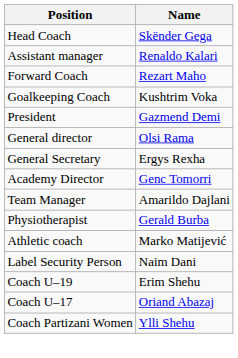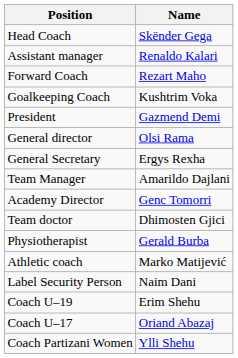rows swapped: (55, 179) <-> (46, 199)
+ row: (40, 220)
